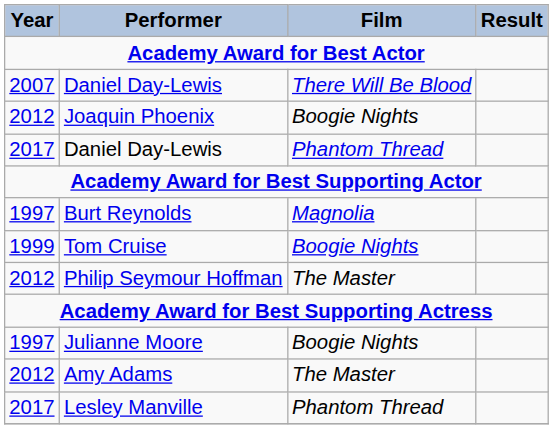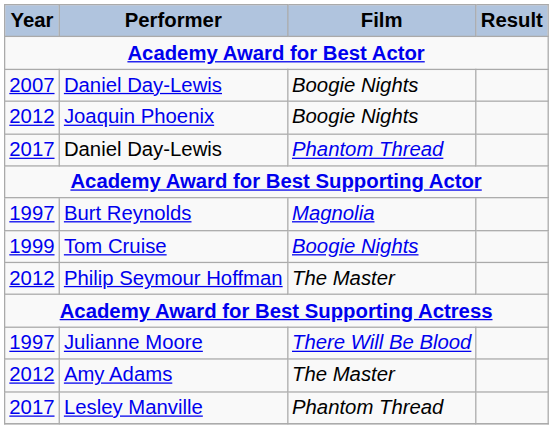(382, 85) There Will Be Blood -> (355, 85) Boogie Nights
(355, 342) Boogie Nights -> (382, 342) There Will Be Blood
